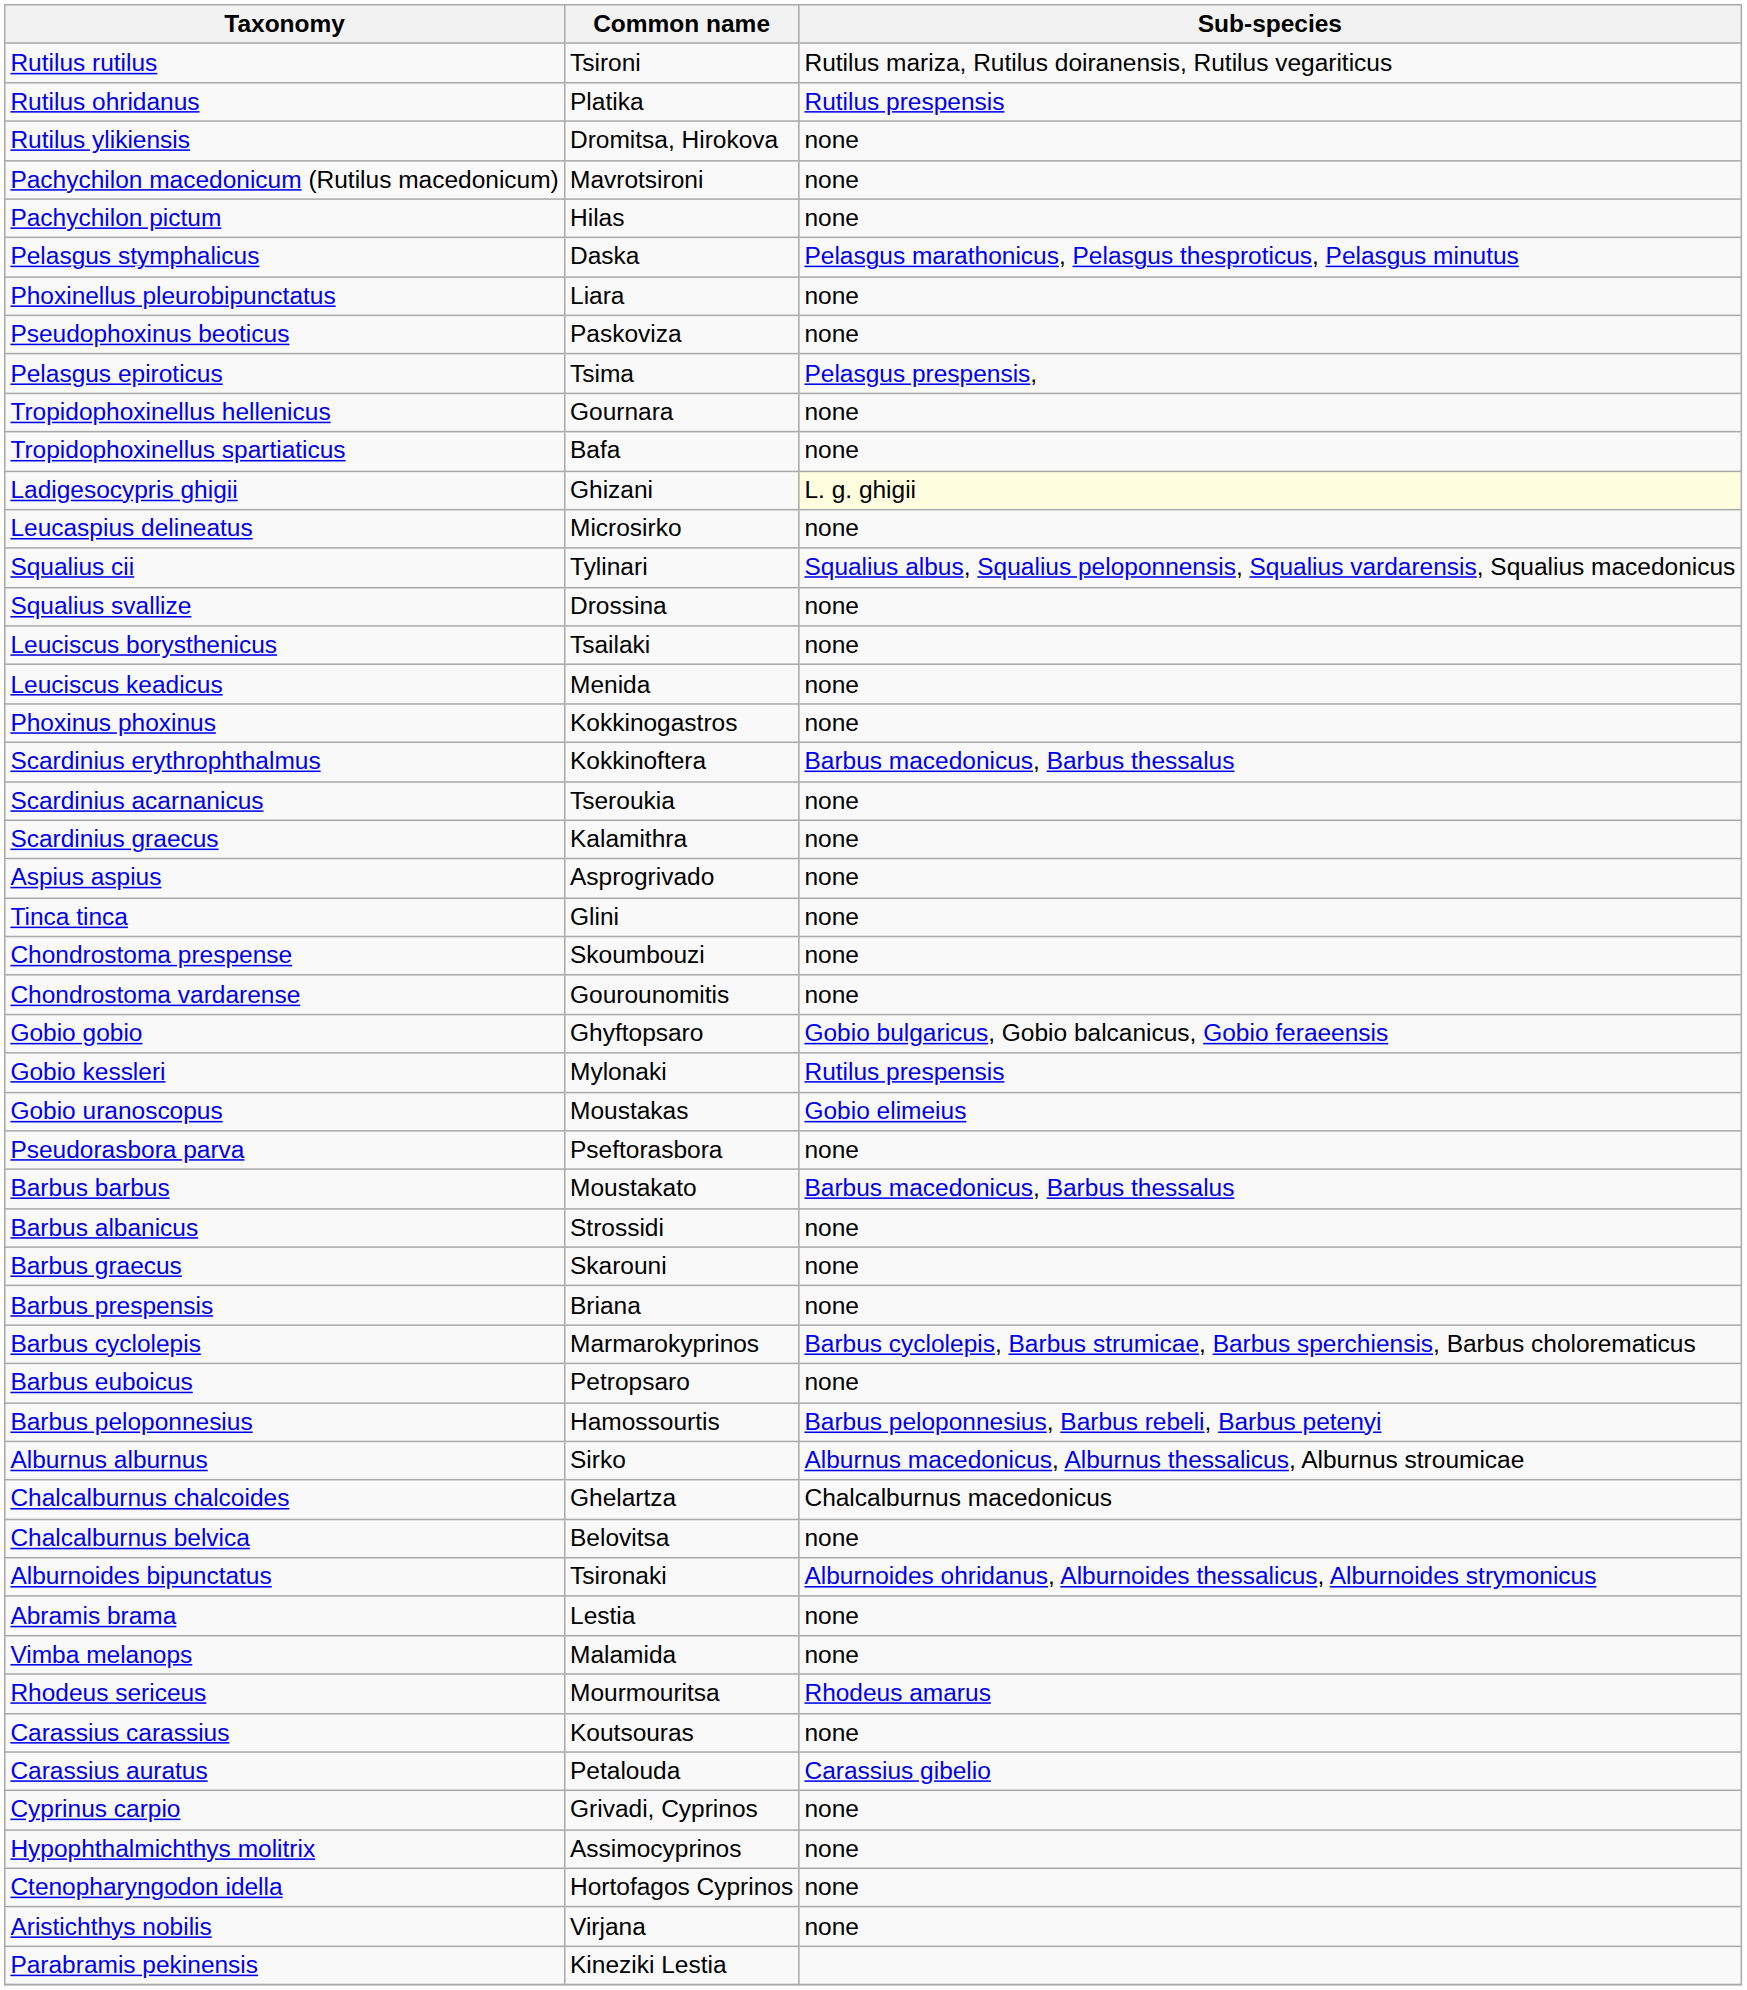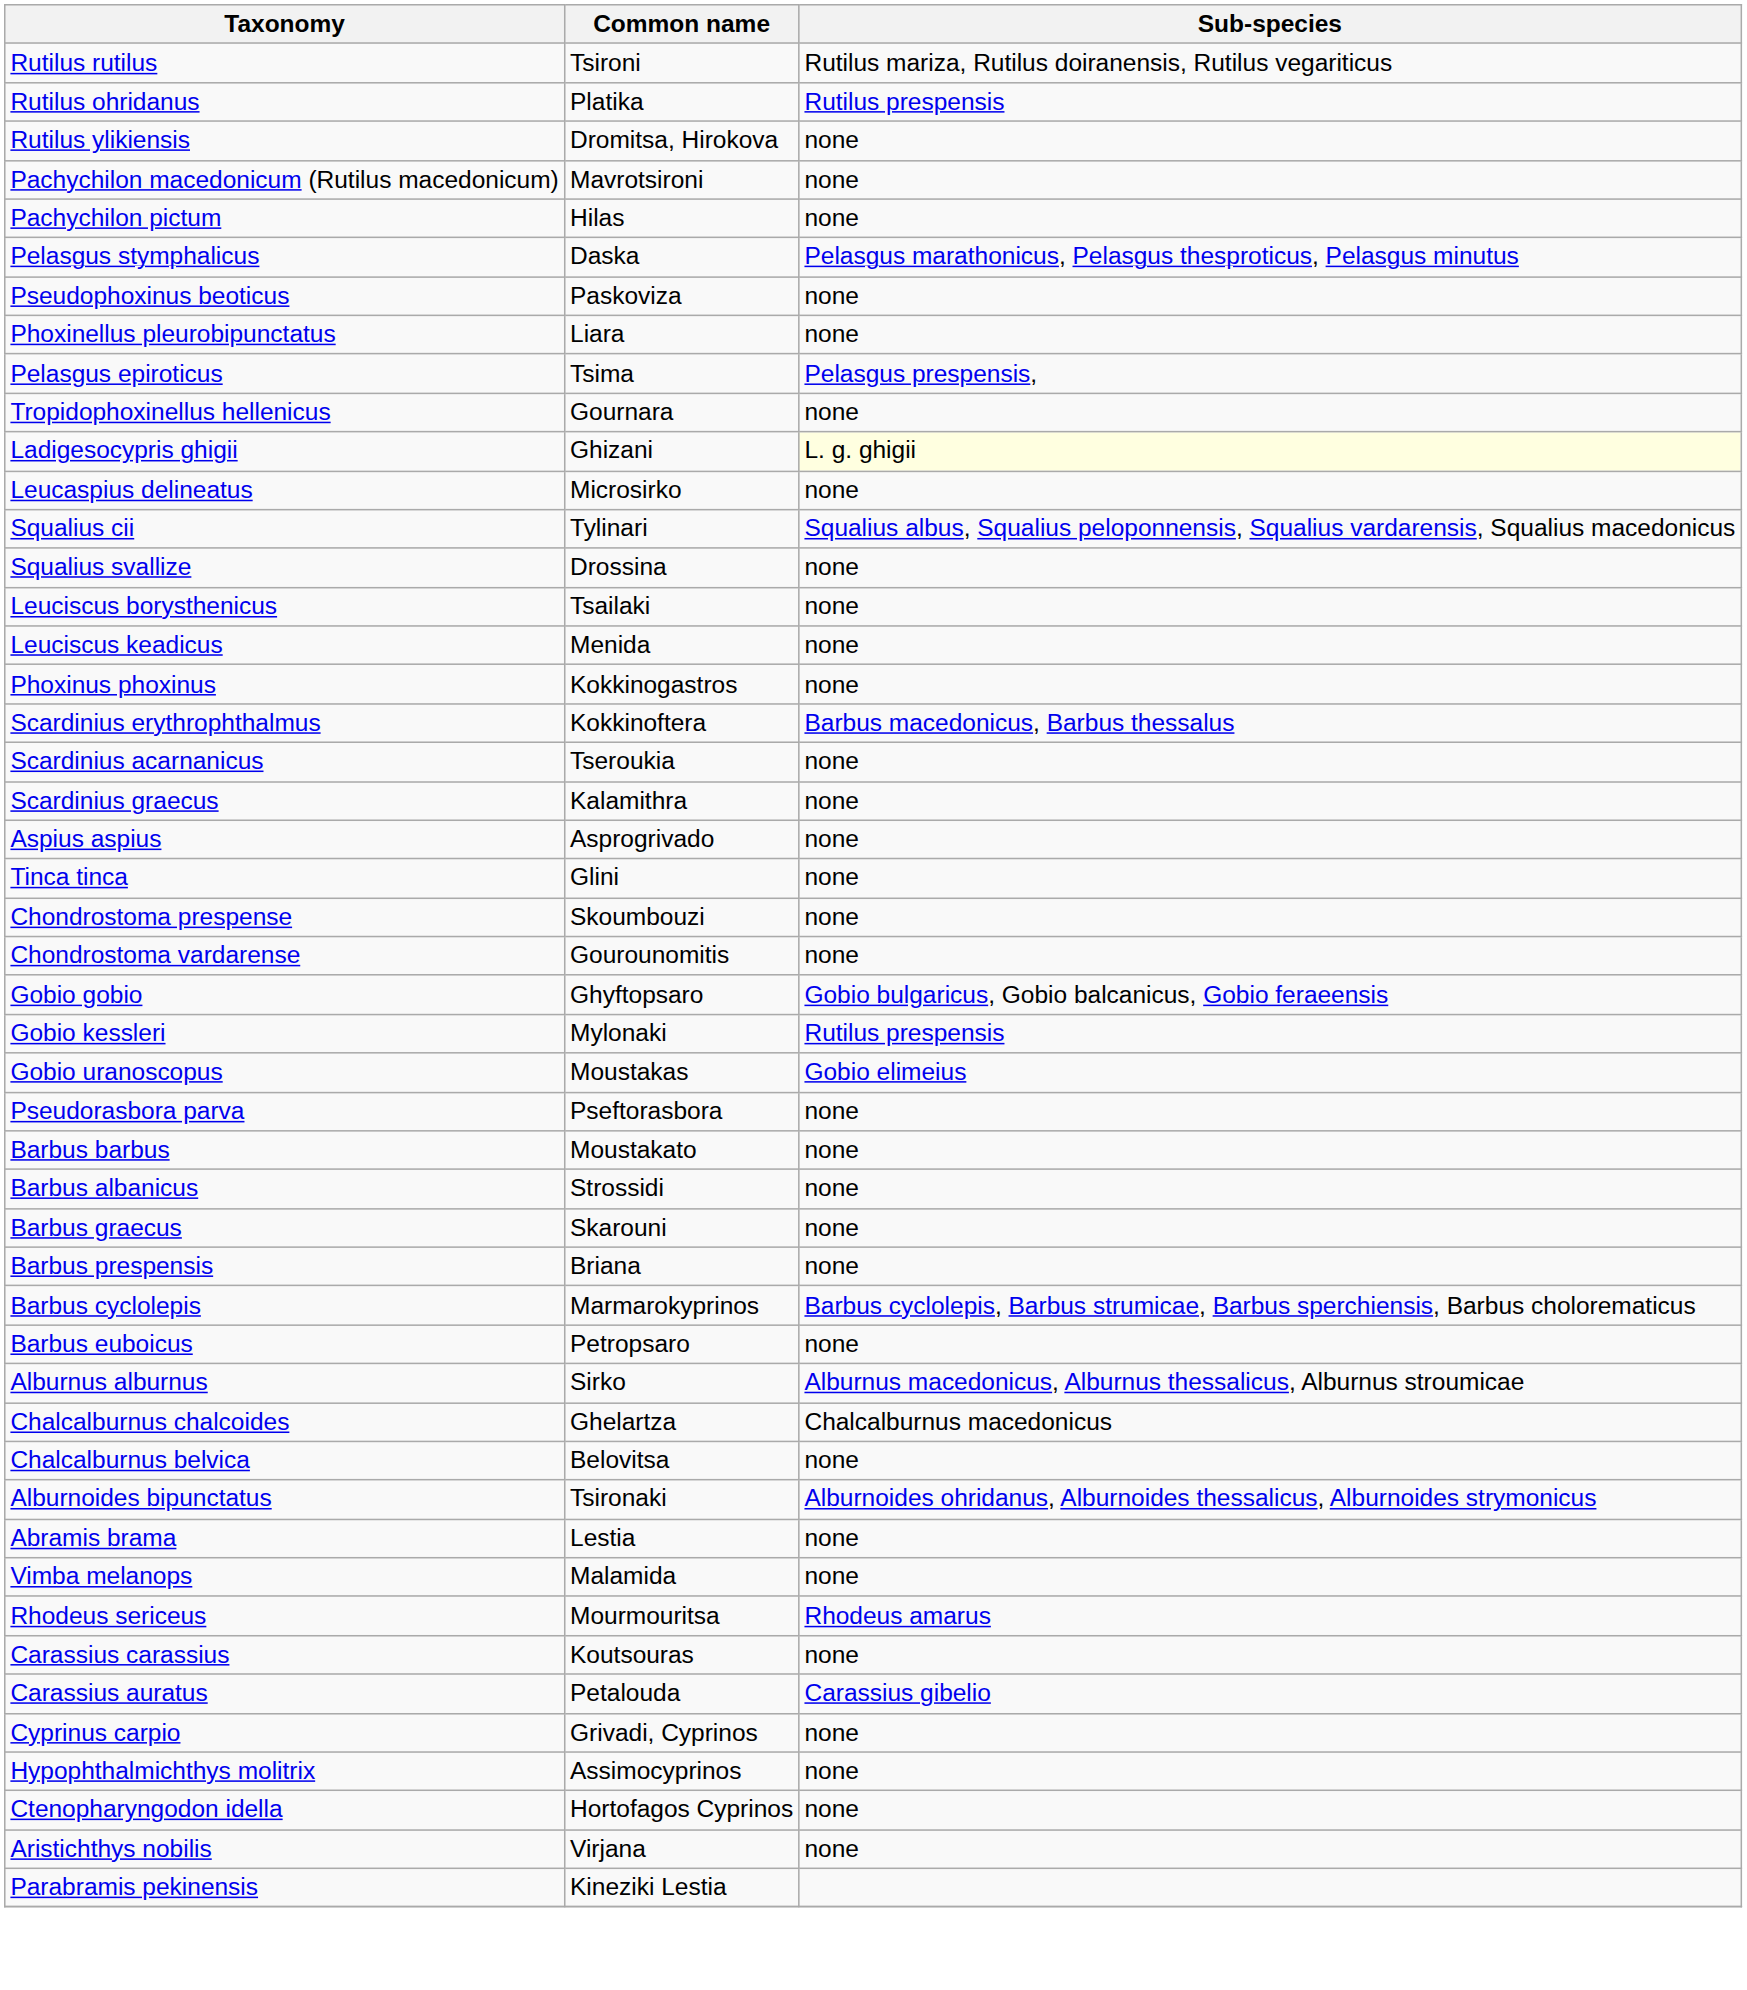rows swapped: (150, 334) <-> (173, 295)
- row: (178, 450)
(1019, 1188) Barbus macedonicus, Barbus thessalus -> (832, 1149) none
- row: (132, 1421)
